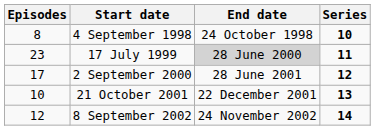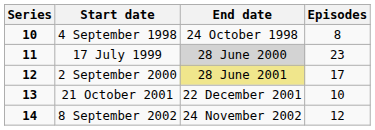columns swapped: (345, 15) <-> (37, 15)
(257, 75) no background -> (242, 75) khaki background
